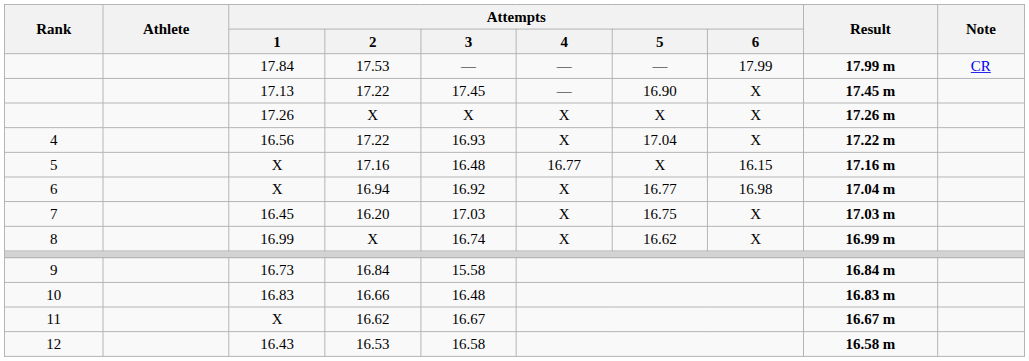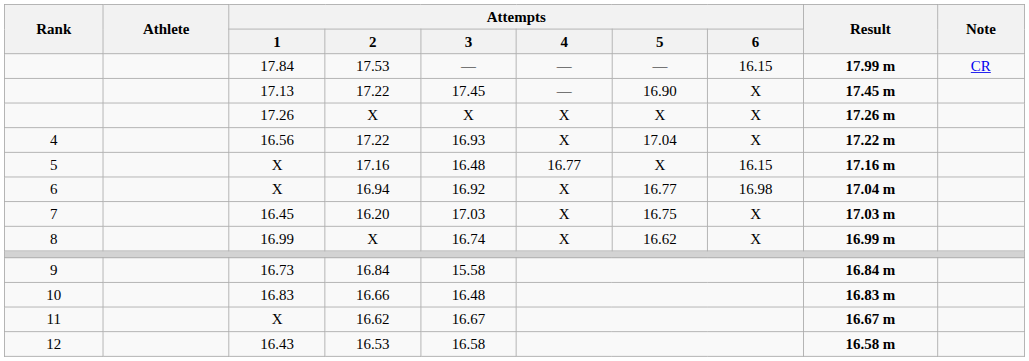(756, 65) 17.99 -> (756, 65) 16.15
